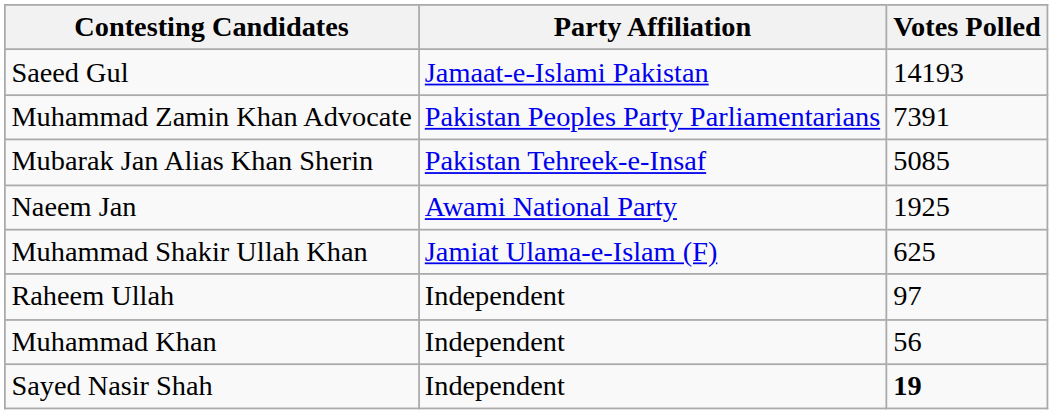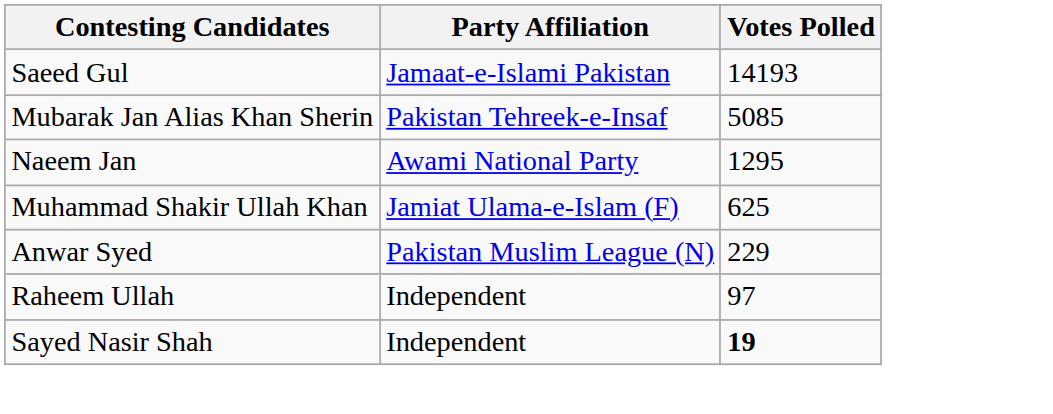- row: (212, 116)
(922, 206) 1925 -> (756, 161) 1295
+ row: (82, 251)
- row: (114, 341)
